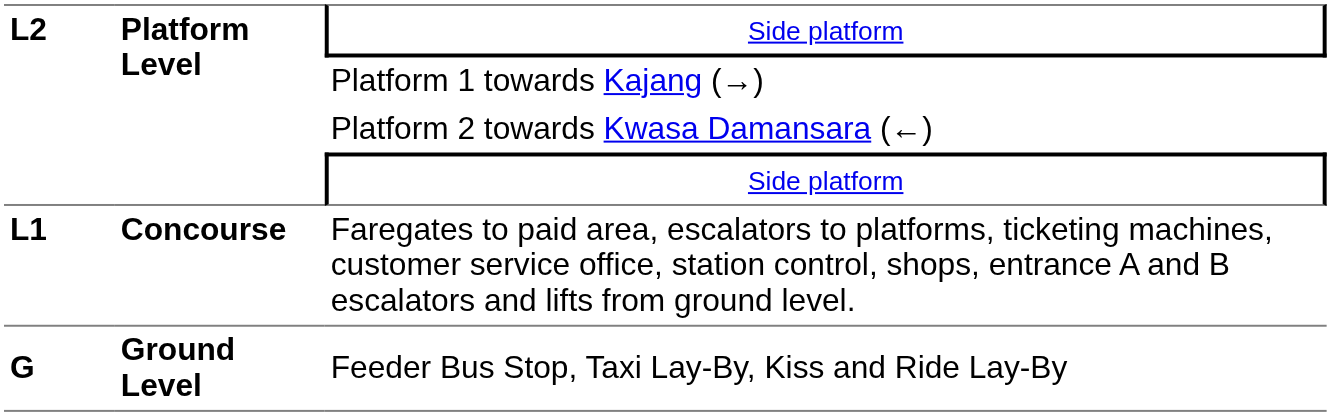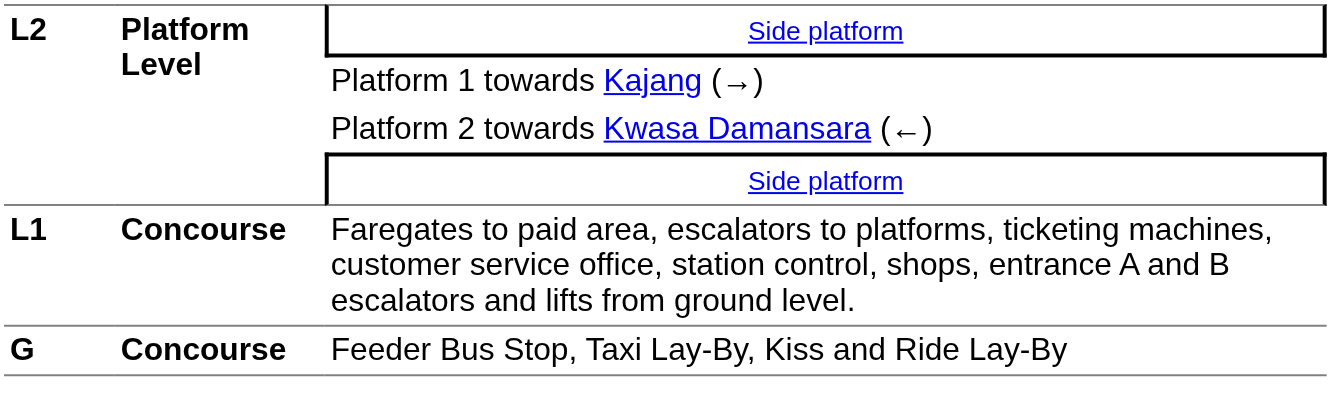(178, 367) Ground Level -> (204, 350) Concourse
